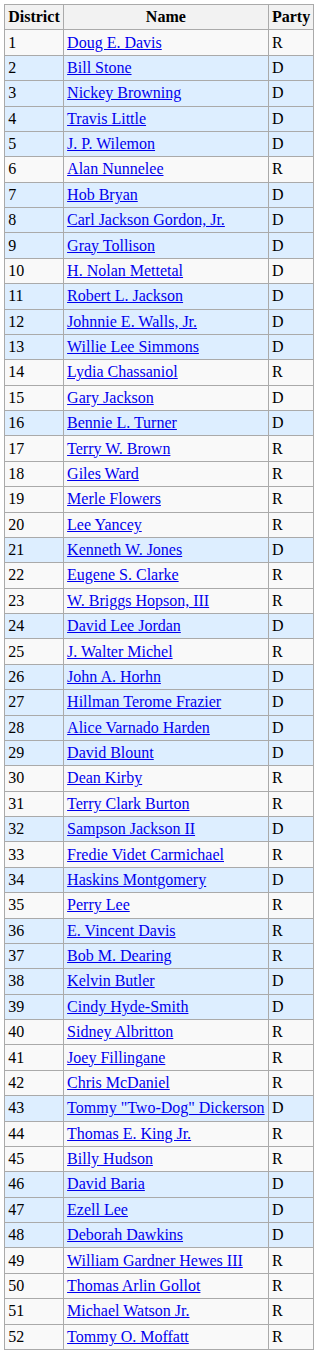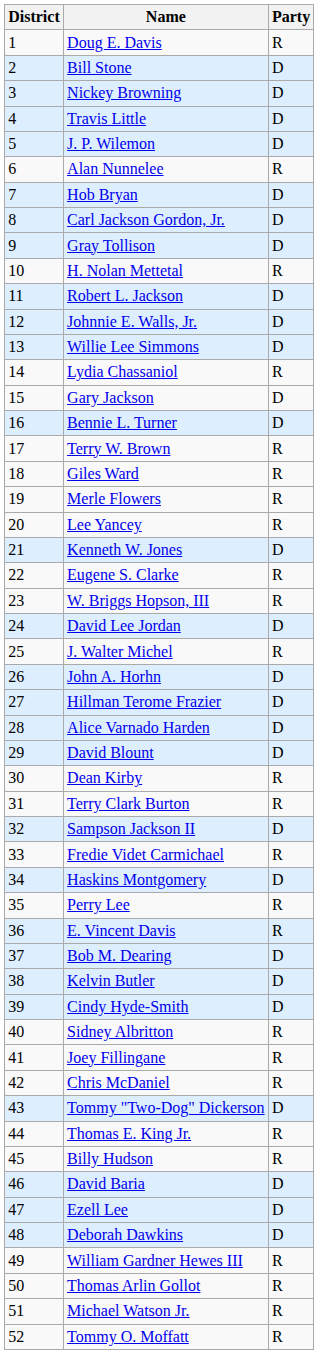(278, 270) D -> (277, 270) R
(277, 956) R -> (278, 956) D
